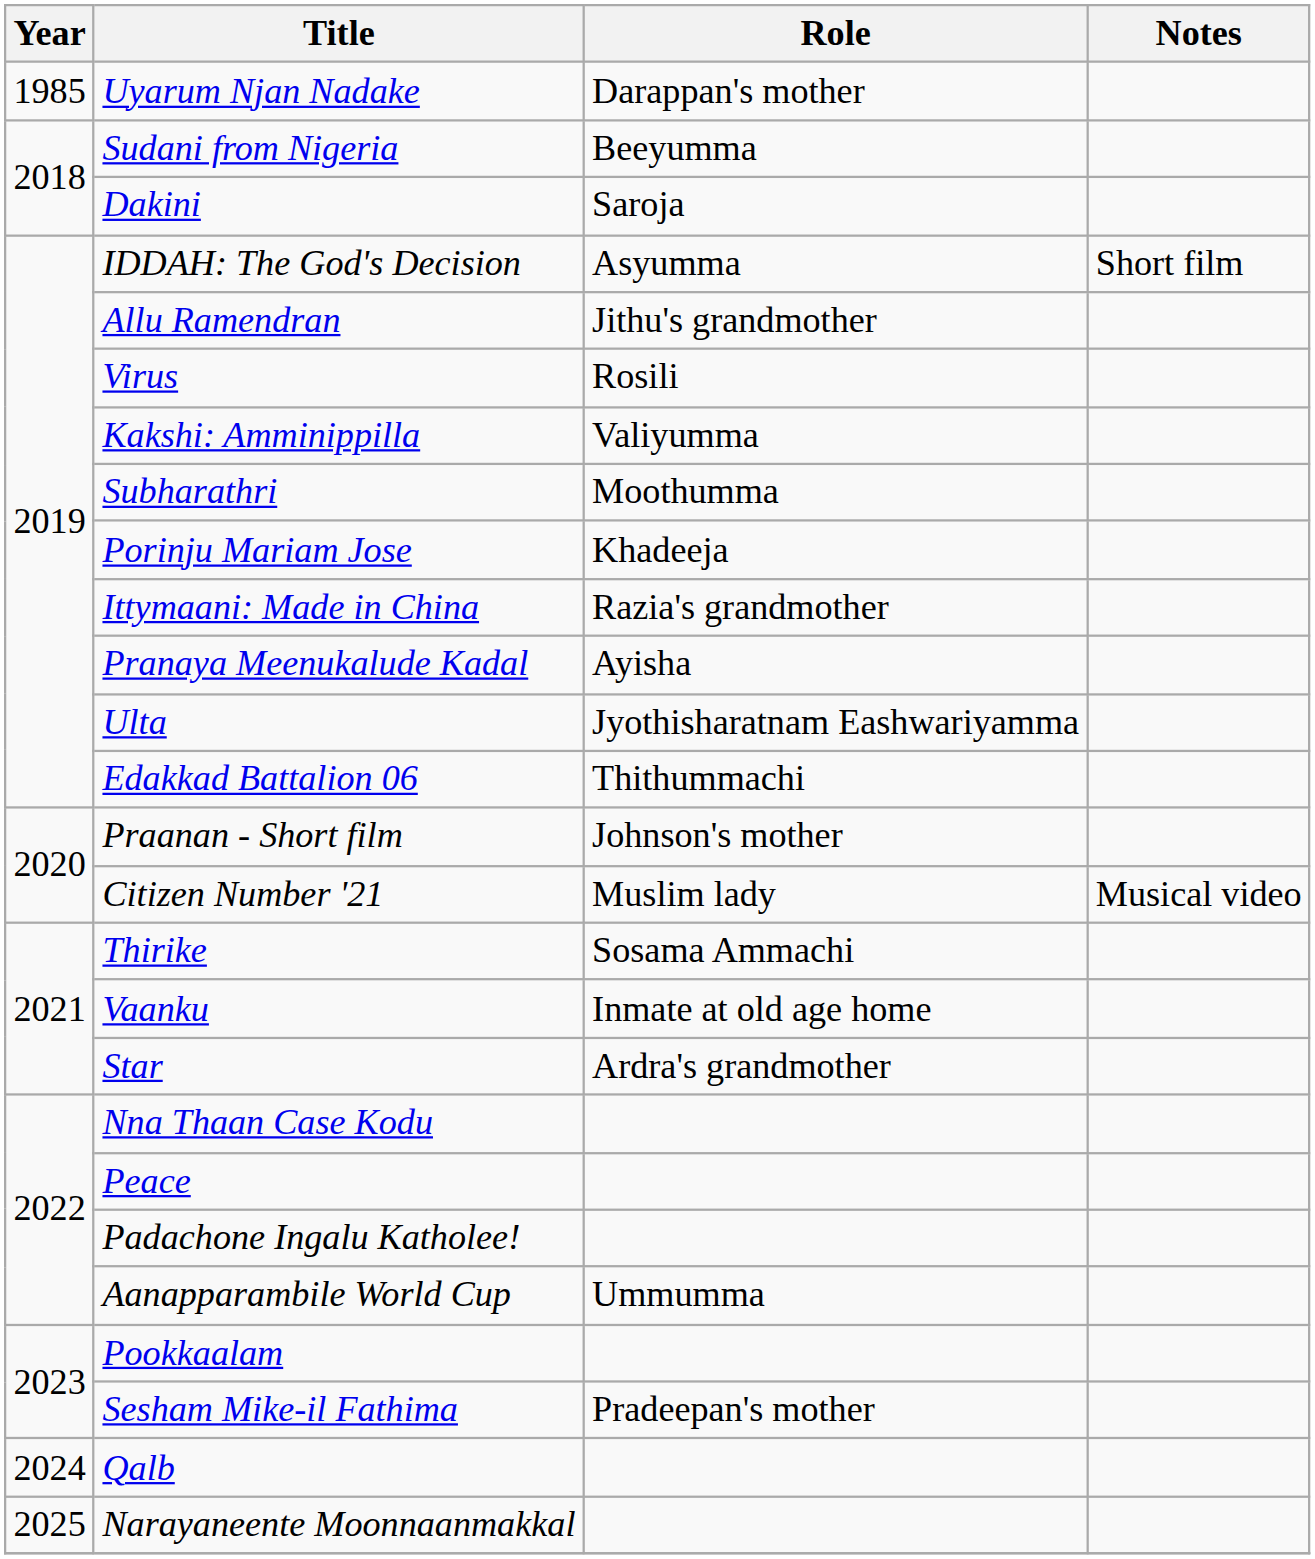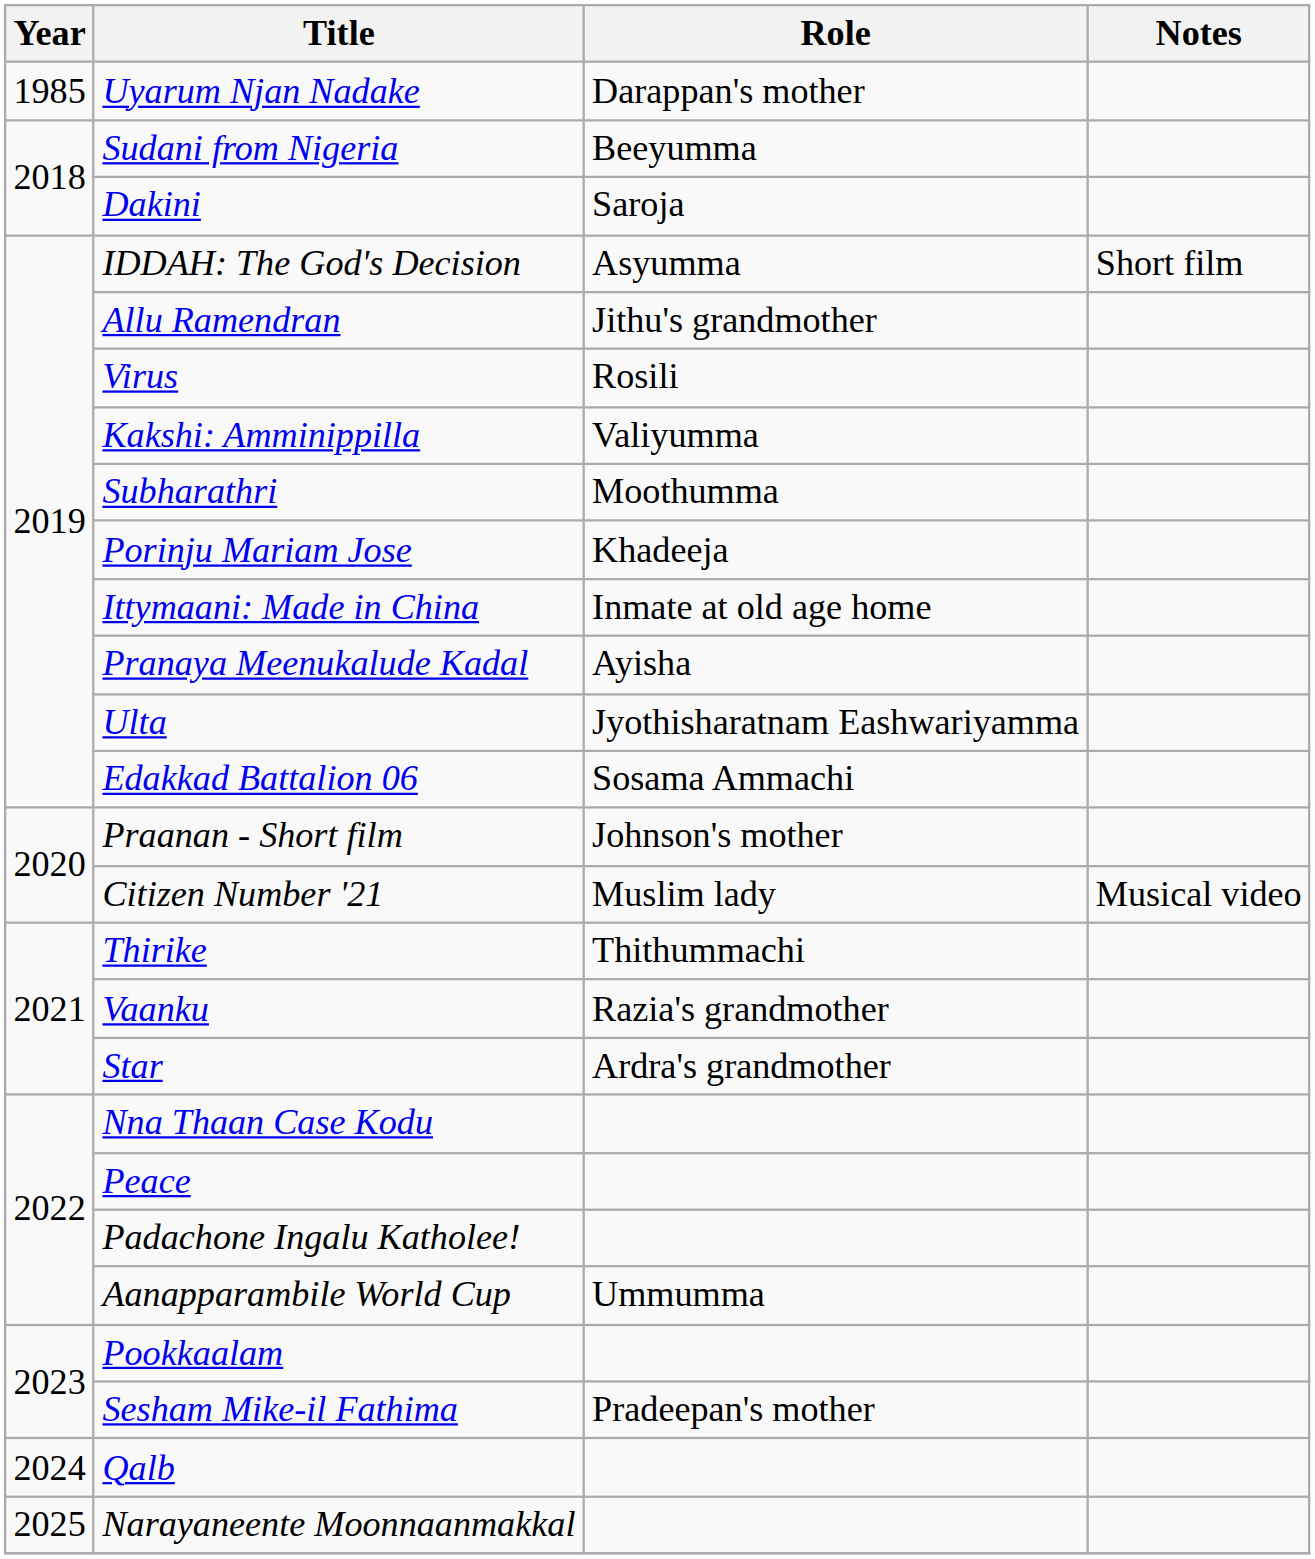(740, 606) Razia's grandmother -> (762, 606) Inmate at old age home
(699, 778) Thithummachi -> (723, 778) Sosama Ammachi
(723, 950) Sosama Ammachi -> (699, 950) Thithummachi
(762, 1008) Inmate at old age home -> (740, 1008) Razia's grandmother
